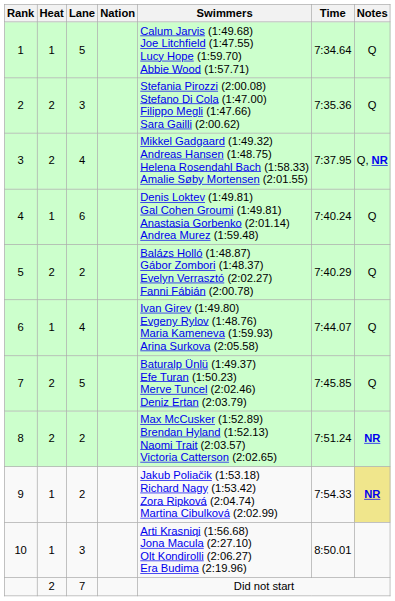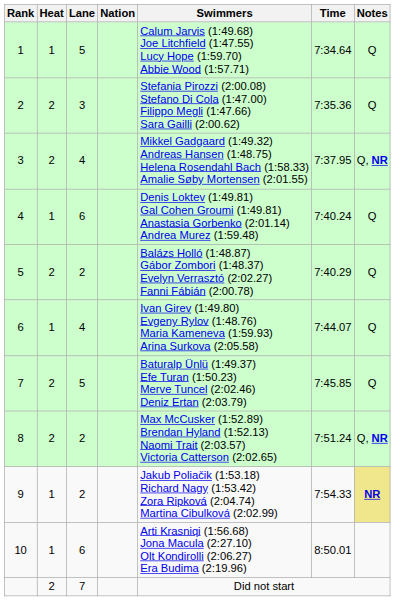(372, 438) NR -> (372, 438) Q, NR
(82, 550) 3 -> (82, 550) 6
